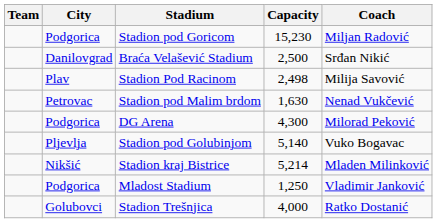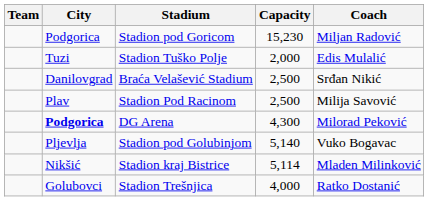+ row: (173, 57)
(293, 79) 2,498 -> (285, 100) 2,500
- row: (190, 100)
(73, 121) normal -> (74, 121) bold
(293, 164) 5,214 -> (285, 164) 5,114
- row: (165, 185)
